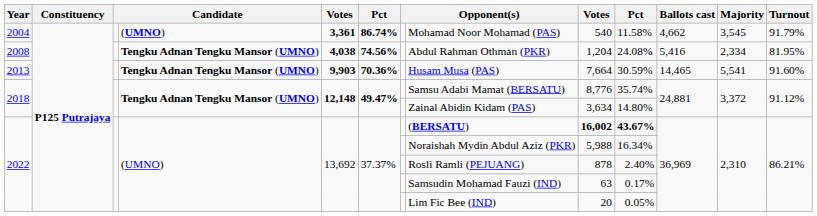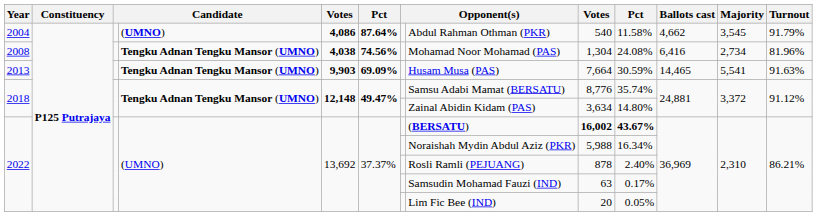(343, 32) 3,361 -> (343, 32) 4,086
(379, 32) 86.74% -> (379, 32) 87.64%
(484, 32) Mohamad Noor Mohamad (PAS) -> (479, 32) Abdul Rahman Othman (PKR)
(479, 51) Abdul Rahman Othman (PKR) -> (484, 51) Mohamad Noor Mohamad (PAS)
(599, 51) 1,204 -> (599, 51) 1,304
(672, 51) 5,416 -> (672, 51) 6,416
(733, 51) 2,334 -> (733, 51) 2,734
(787, 51) 81.95% -> (787, 51) 81.96%
(379, 70) 70.36% -> (379, 70) 69.09%
(787, 70) 91.60% -> (787, 70) 91.63%
